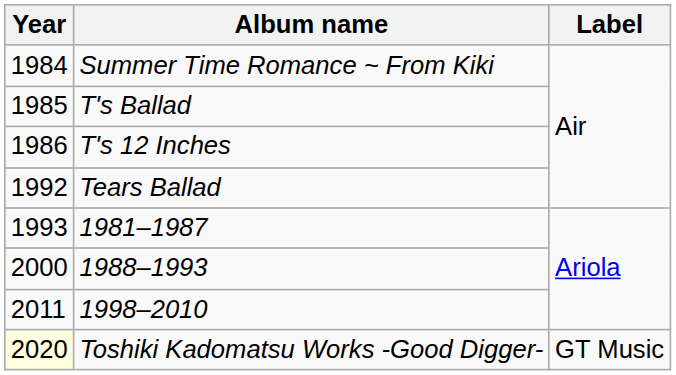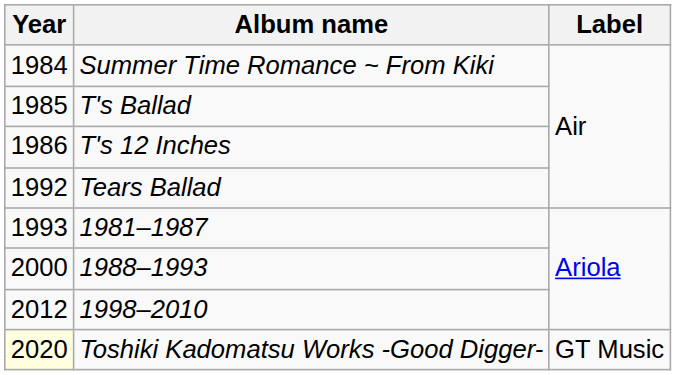(38, 308) 2011 -> (39, 308) 2012
